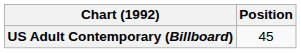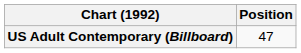(266, 36) 45 -> (266, 36) 47
